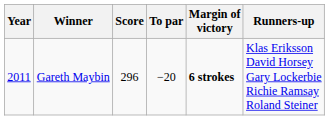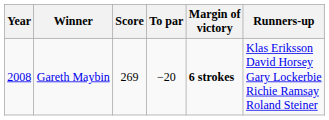(19, 77) 2011 -> (19, 77) 2008
(130, 77) 296 -> (130, 77) 269
